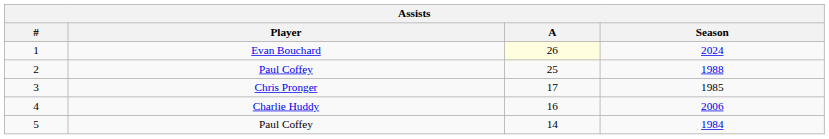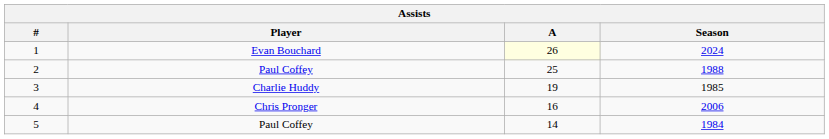(286, 88) Chris Pronger -> (286, 88) Charlie Huddy
(552, 88) 17 -> (552, 88) 19
(286, 106) Charlie Huddy -> (286, 106) Chris Pronger
